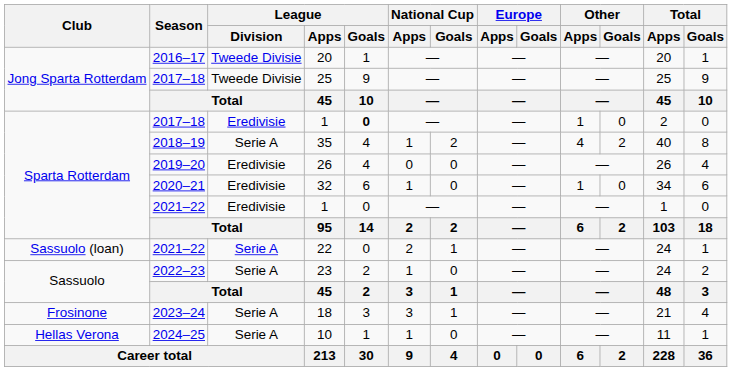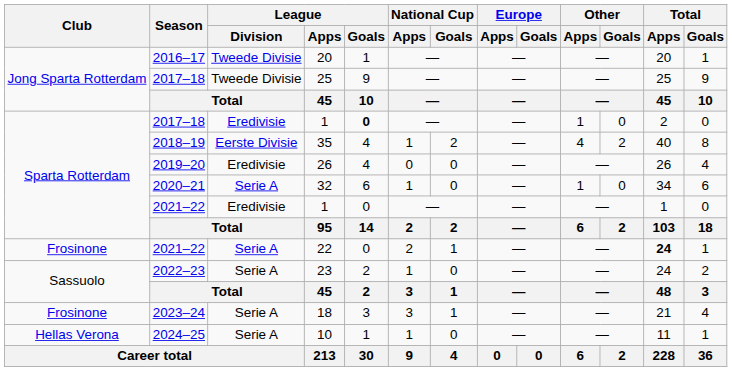(256, 143) Serie A -> (256, 143) Eerste Divisie
(256, 185) Eredivisie -> (256, 185) Serie A
(77, 249) Sassuolo (loan) -> (77, 249) Frosinone
(664, 249) normal -> (664, 249) bold
